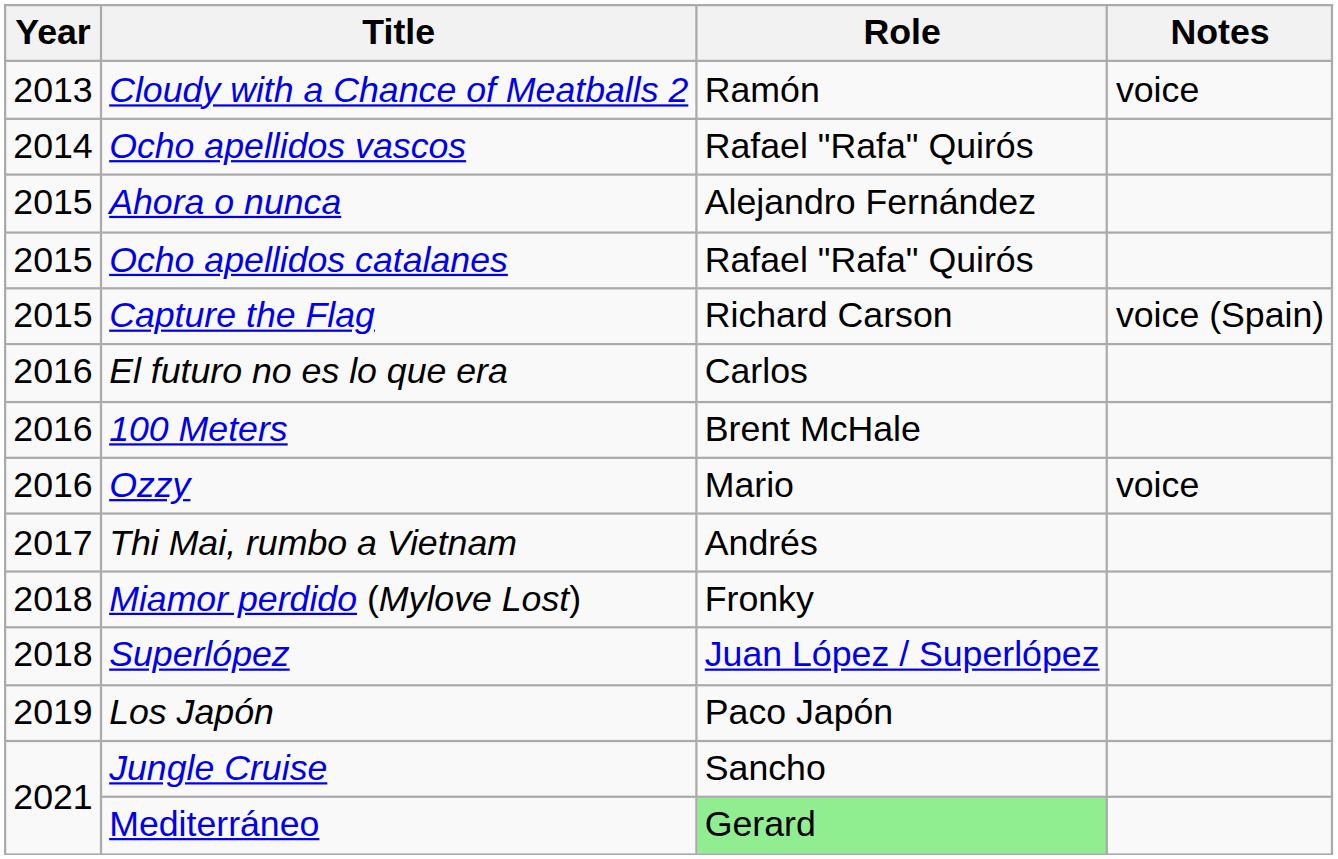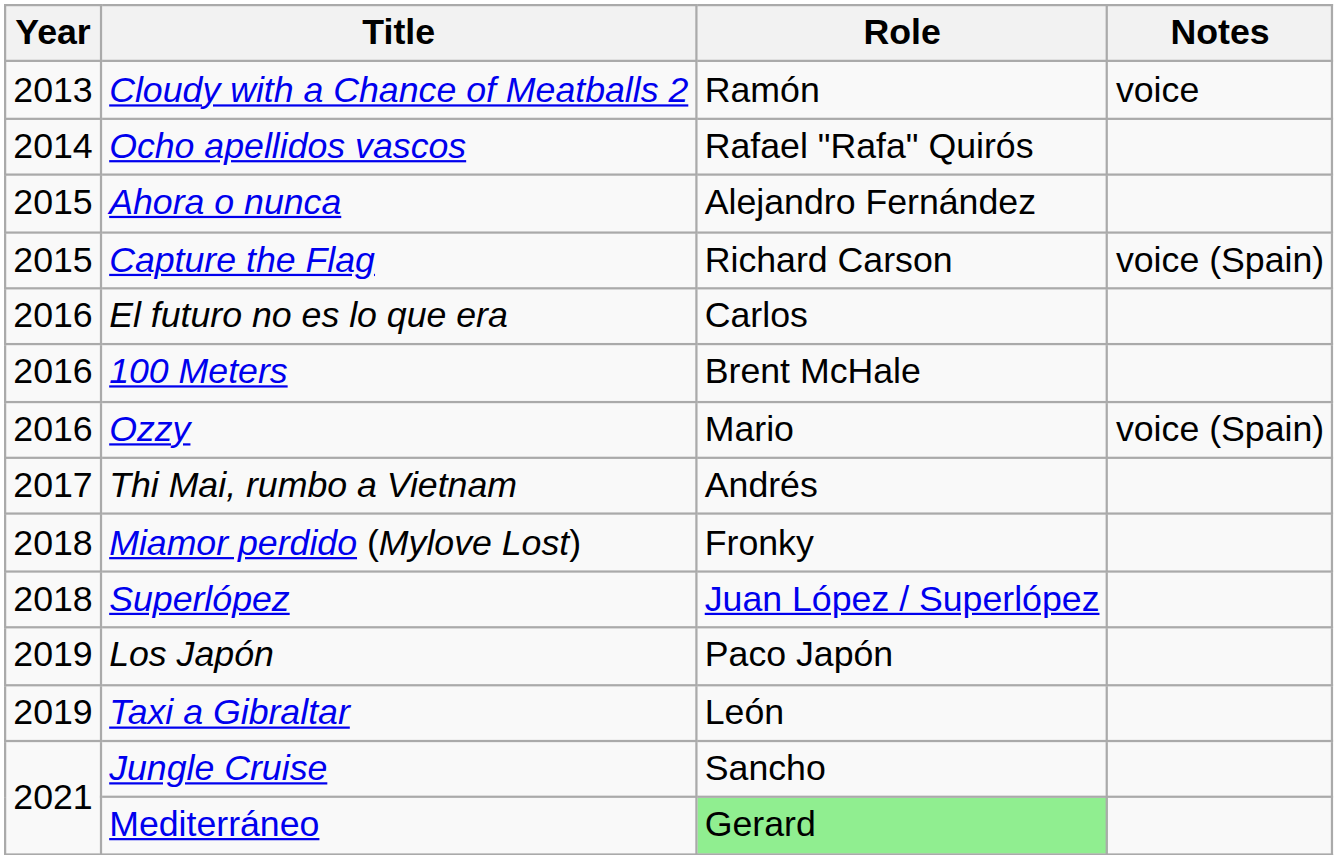- row: (308, 259)
(1158, 485) voice -> (1220, 428) voice (Spain)
+ row: (229, 711)
